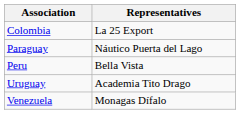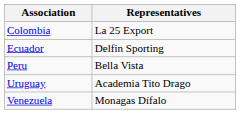+ row: (25, 48)
- row: (27, 48)
